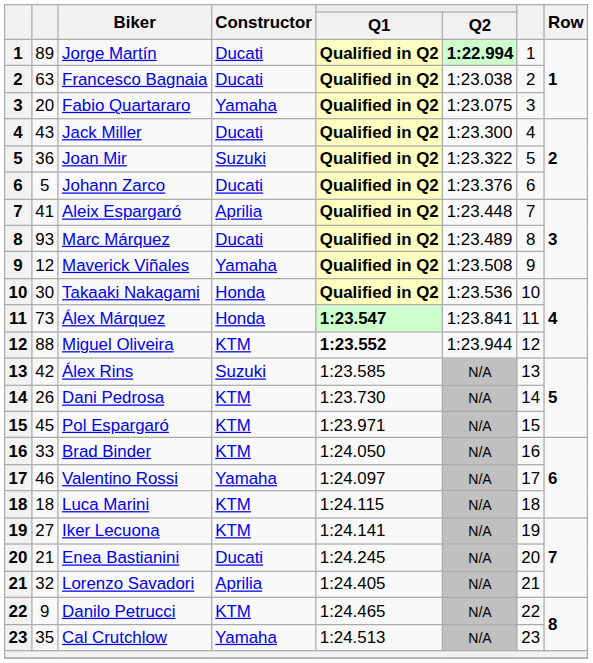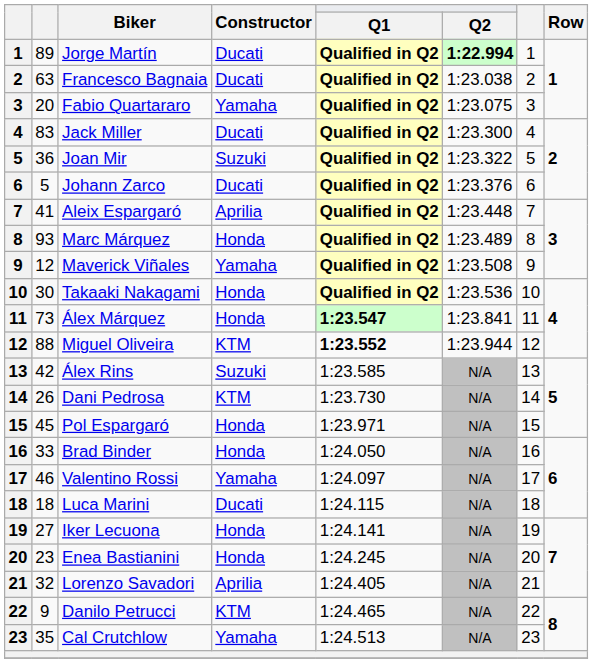(45, 132) 43 -> (45, 132) 83
(239, 238) Ducati -> (240, 238) Honda
(233, 424) KTM -> (240, 424) Honda
(233, 451) KTM -> (240, 451) Honda
(233, 504) KTM -> (239, 504) Ducati
(233, 531) KTM -> (240, 531) Honda
(45, 557) 21 -> (45, 557) 23
(239, 557) Ducati -> (240, 557) Honda
